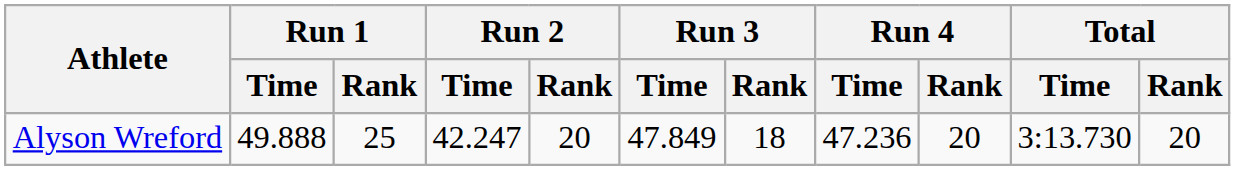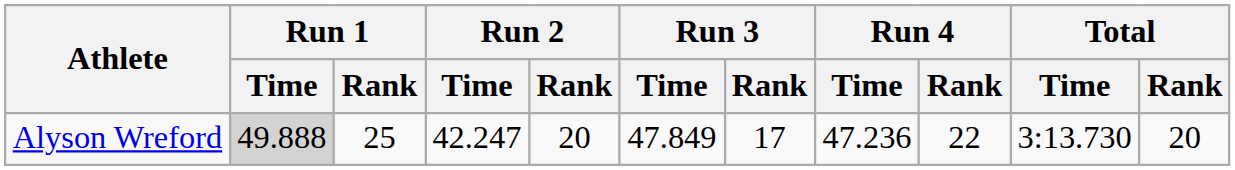(282, 138) no background -> (282, 138) lightgrey background
(769, 138) 18 -> (769, 138) 17
(965, 138) 20 -> (965, 138) 22
